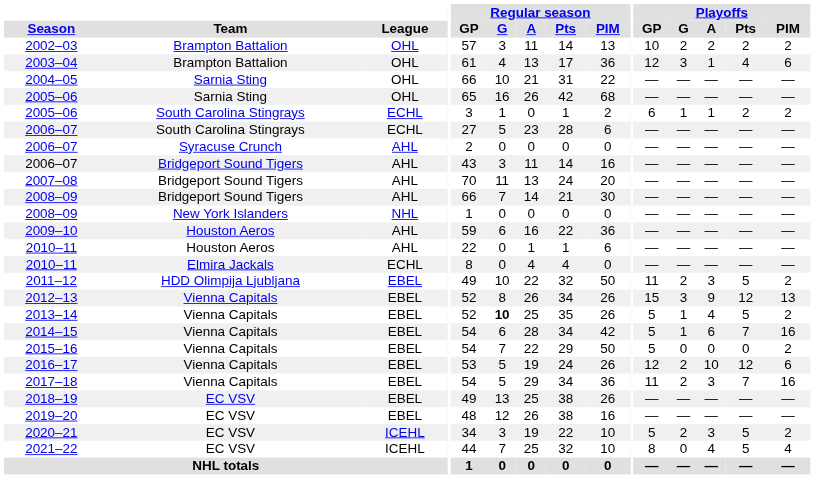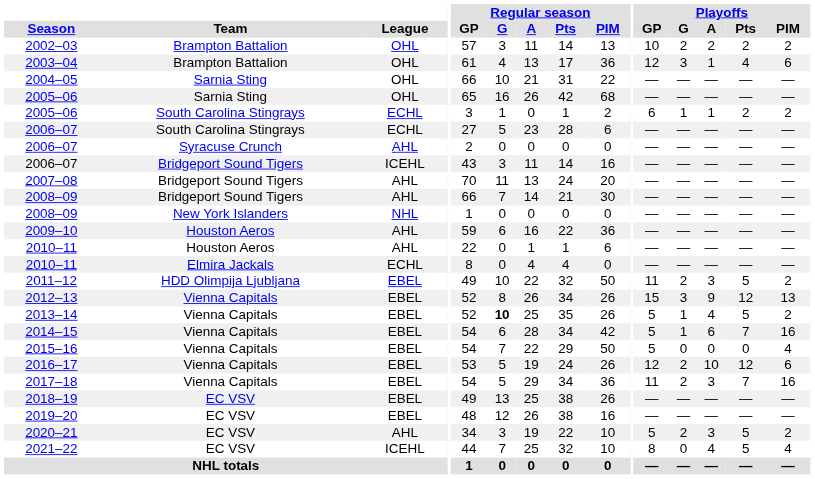(405, 163) AHL -> (405, 163) ICEHL
(788, 348) 2 -> (788, 348) 4
(405, 432) ICEHL -> (405, 432) AHL
